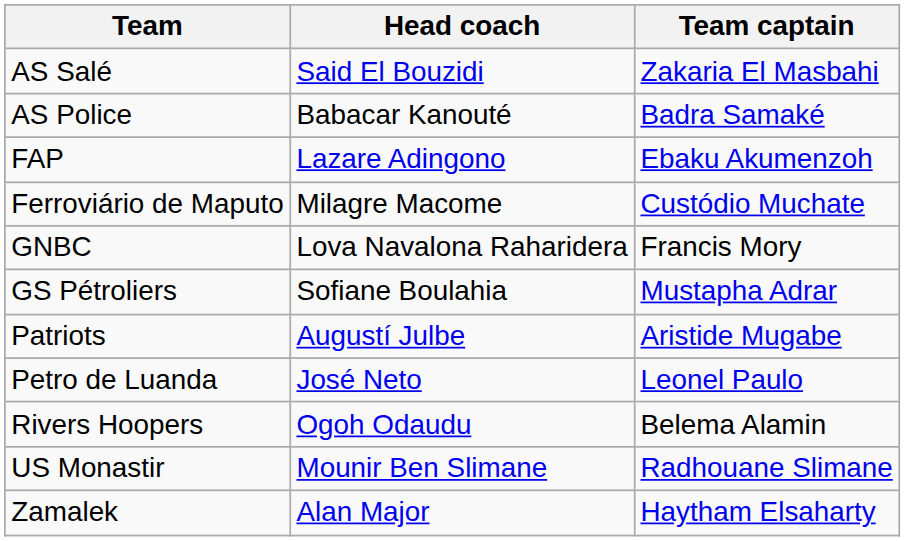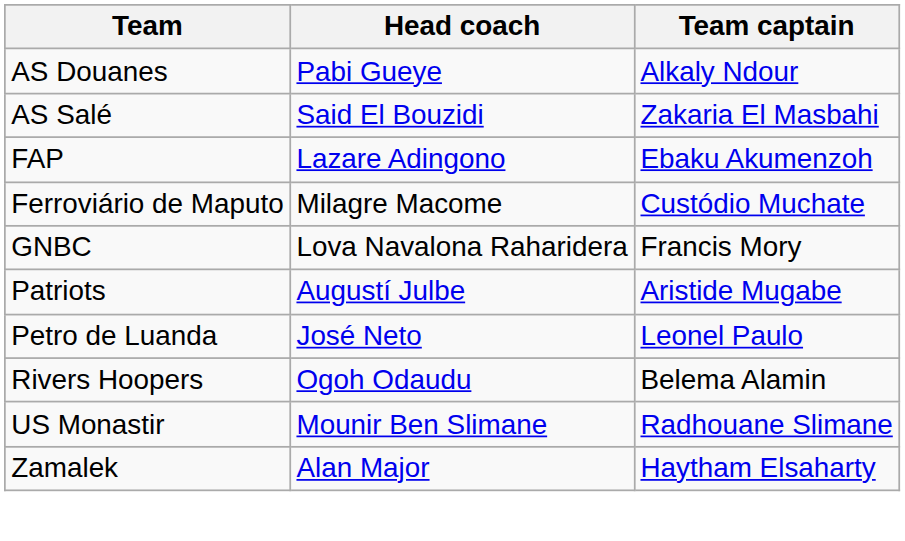+ row: (89, 70)
- row: (72, 114)
- row: (94, 291)
